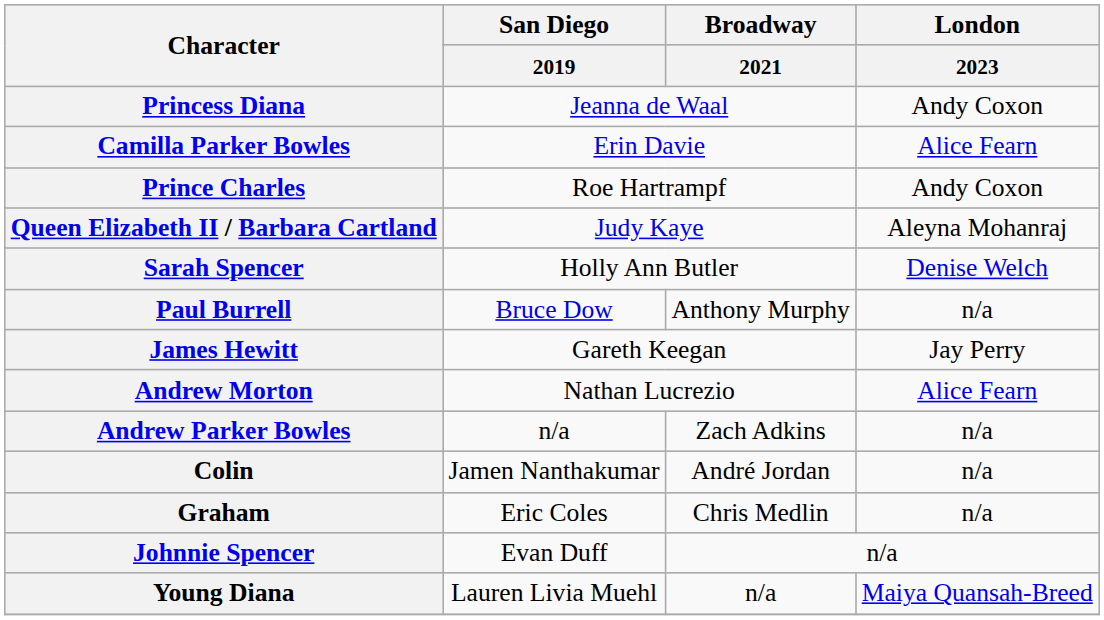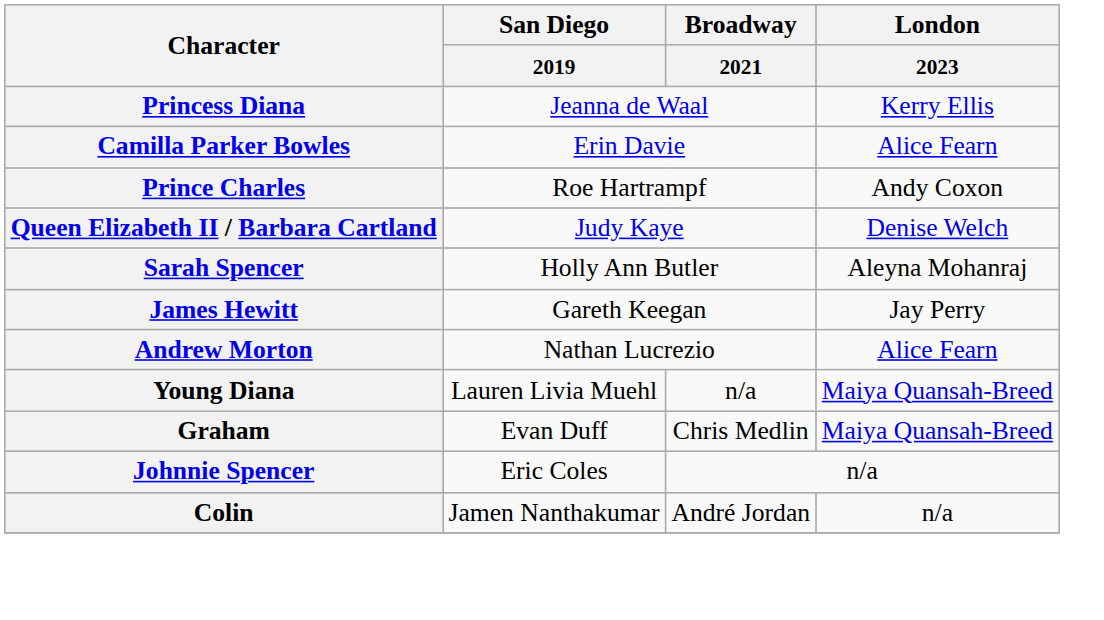(977, 106) Andy Coxon -> (937, 106) Kerry Ellis
(977, 227) Aleyna Mohanraj -> (937, 227) Denise Welch
(977, 268) Denise Welch -> (937, 268) Aleyna Mohanraj
- row: (224, 308)
- row: (224, 430)
rows swapped: (224, 471) <-> (224, 593)
(554, 512) Eric Coles -> (554, 430) Evan Duff
(977, 512) n/a -> (937, 430) Maiya Quansah-Breed
(554, 552) Evan Duff -> (554, 471) Eric Coles
